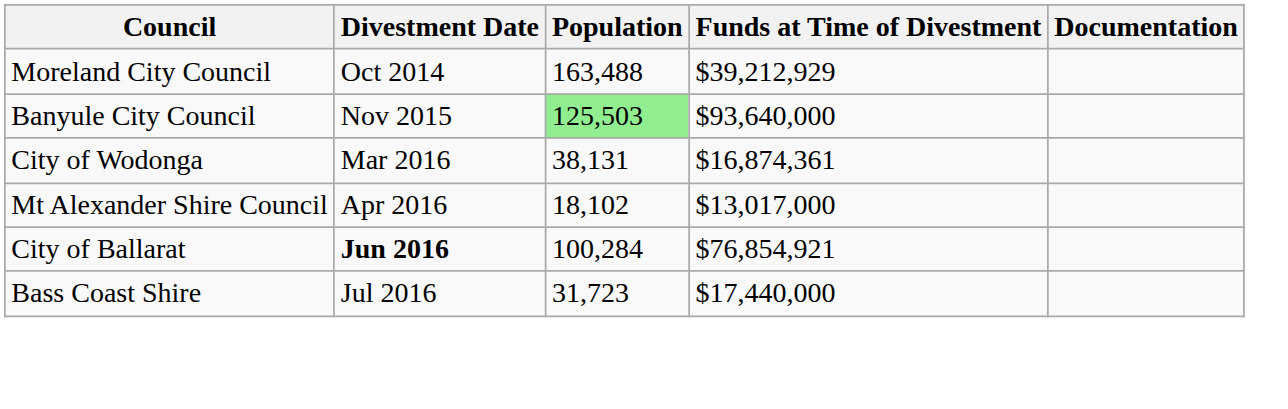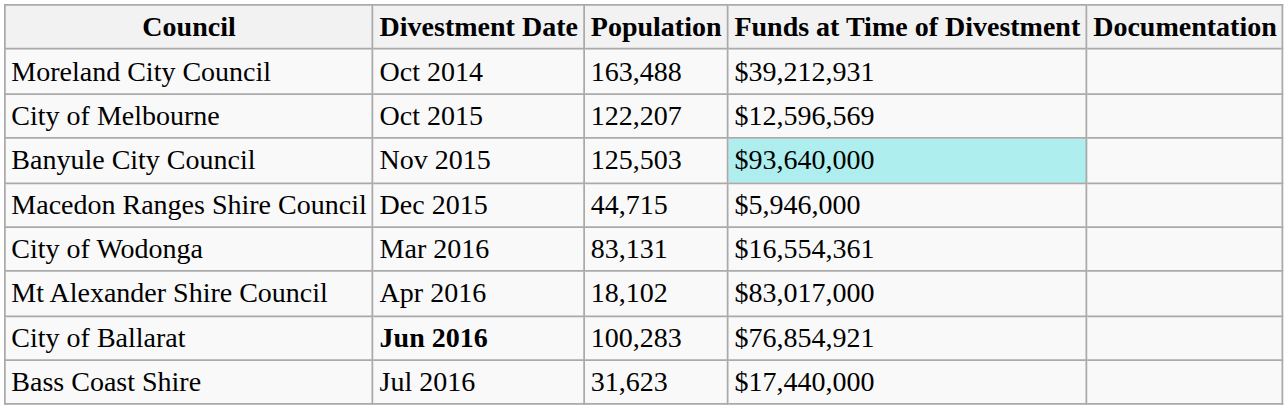(766, 71) $39,212,929 -> (804, 71) $39,212,931
+ row: (116, 115)
(597, 115) lightgreen background -> (636, 159) no background
(766, 115) no background -> (804, 159) paleturquoise background
+ row: (189, 204)
(590, 159) 38,131 -> (629, 248) 83,131
(766, 159) $16,874,361 -> (804, 248) $16,554,361
(766, 204) $13,017,000 -> (804, 293) $83,017,000
(597, 248) 100,284 -> (636, 337) 100,283
(590, 293) 31,723 -> (629, 381) 31,623
